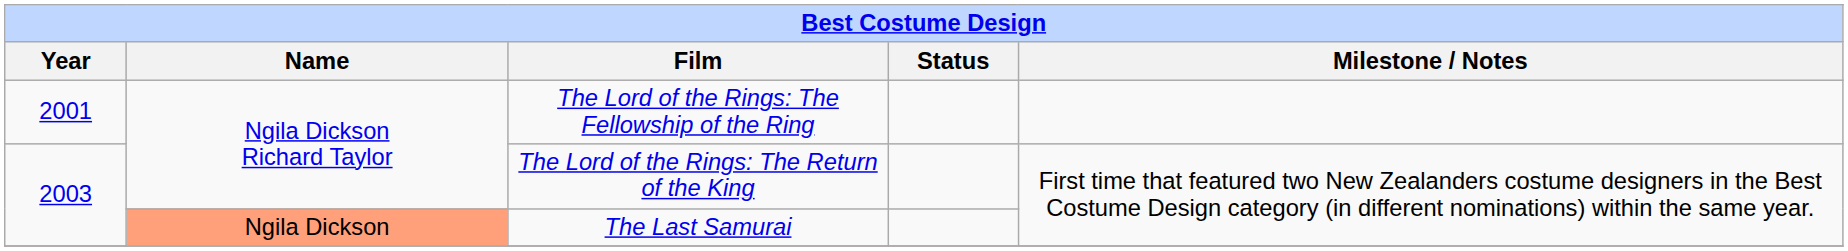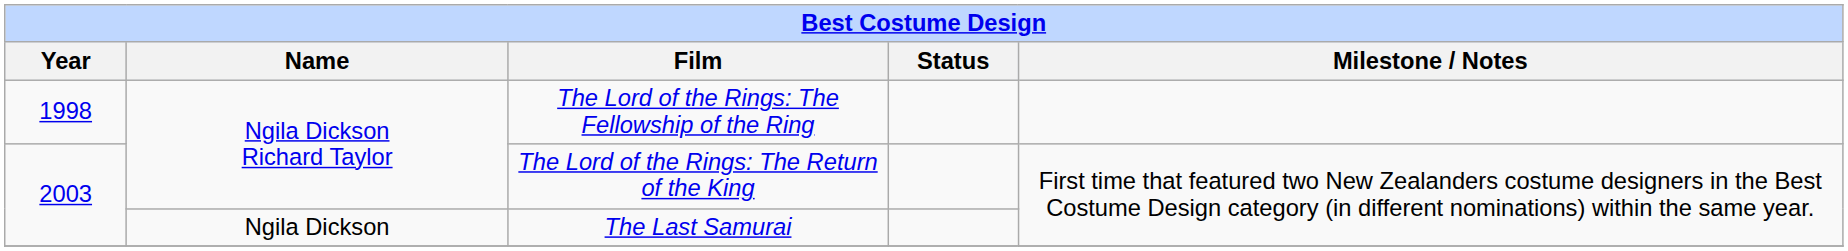(66, 111) 2001 -> (66, 111) 1998
(317, 226) lightsalmon background -> (317, 226) no background
